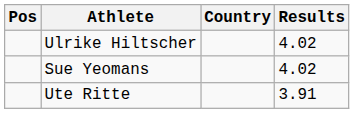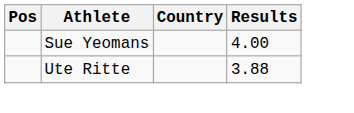- row: (121, 43)
(298, 69) 4.02 -> (250, 43) 4.00
(298, 95) 3.91 -> (250, 69) 3.88
